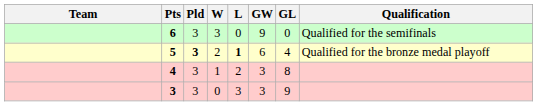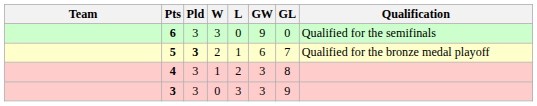(238, 52) bold -> (238, 52) normal
(287, 52) 4 -> (287, 52) 7
